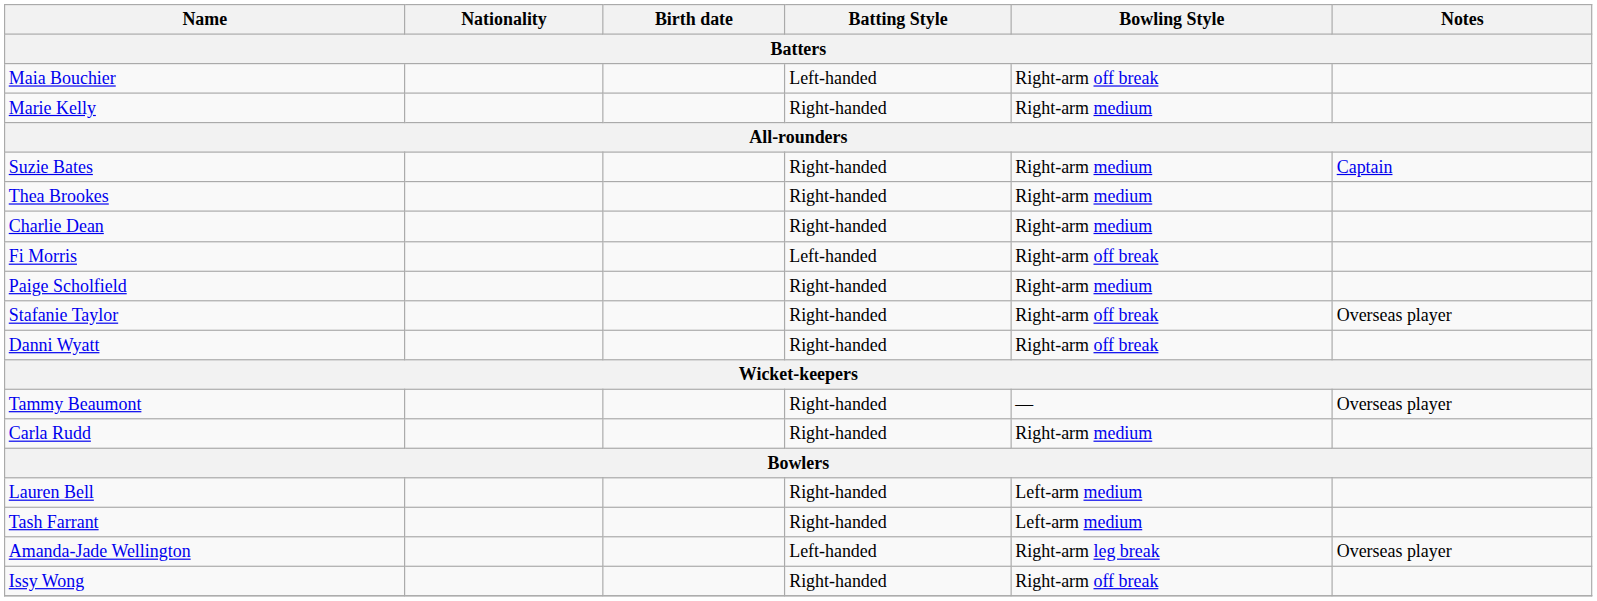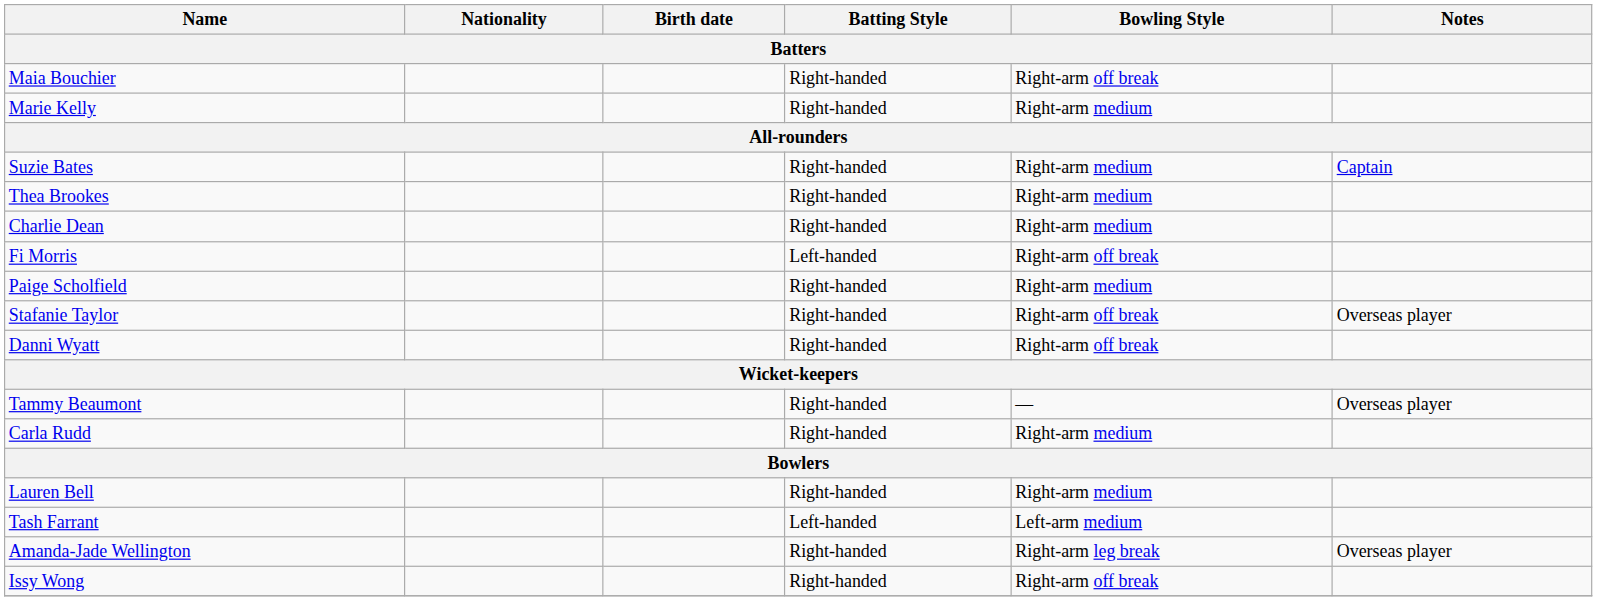(833, 78) Left-handed -> (838, 78) Right-handed
(1079, 492) Left-arm medium -> (1084, 492) Right-arm medium
(838, 522) Right-handed -> (833, 522) Left-handed
(833, 551) Left-handed -> (838, 551) Right-handed
